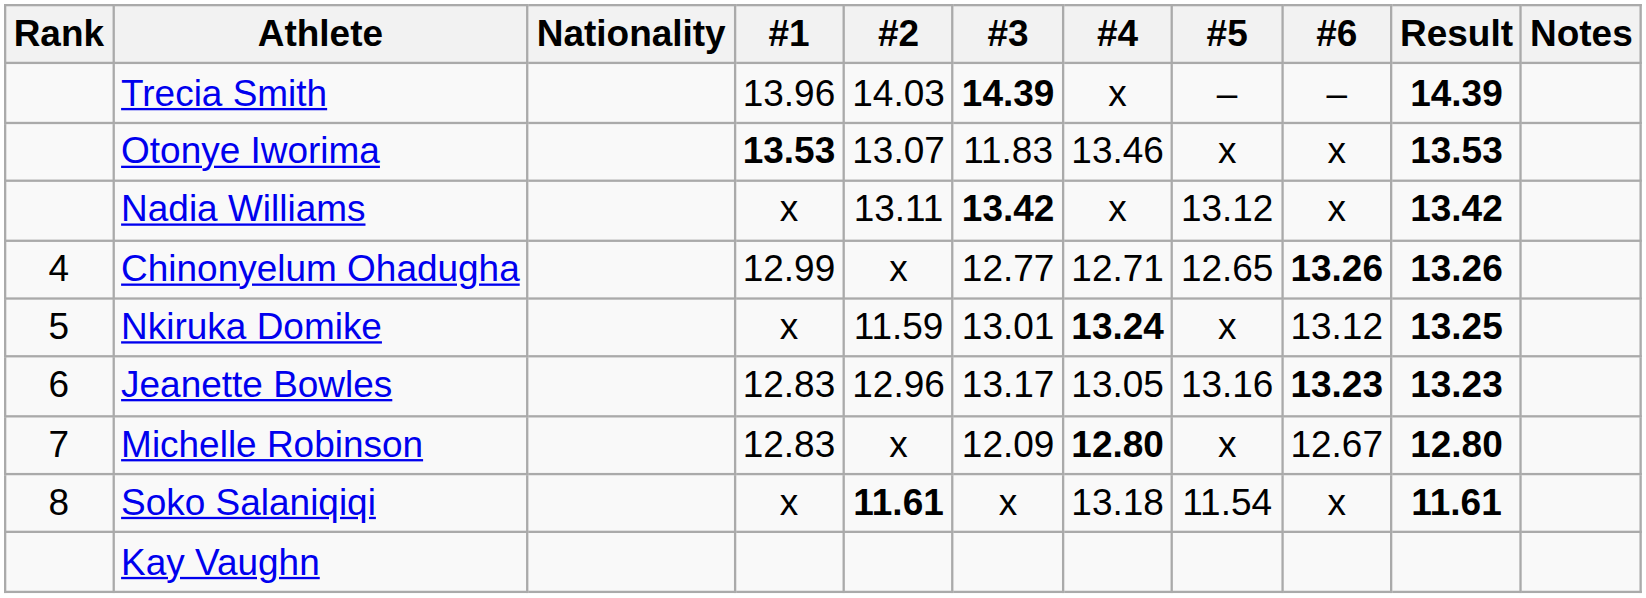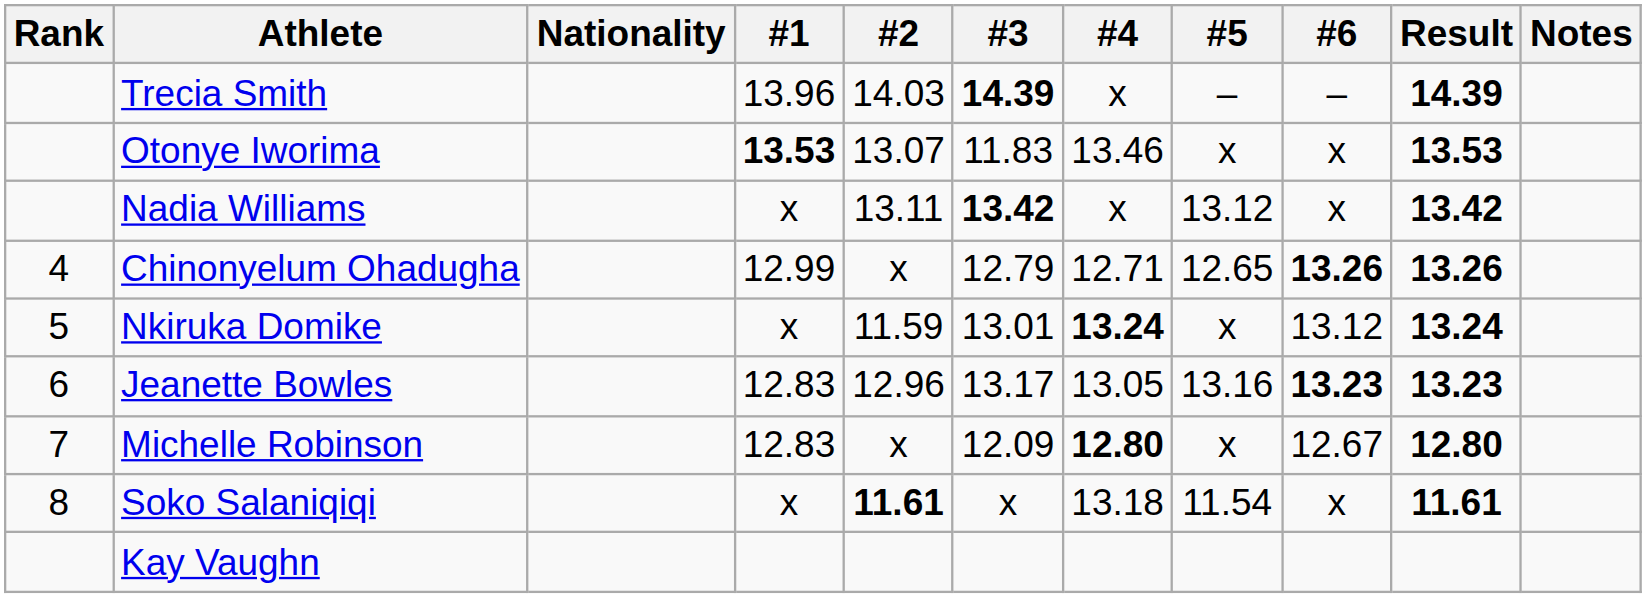(1008, 268) 12.77 -> (1008, 268) 12.79
(1456, 326) 13.25 -> (1456, 326) 13.24
